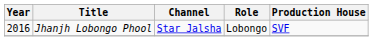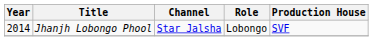(18, 28) 2016 -> (18, 28) 2014
